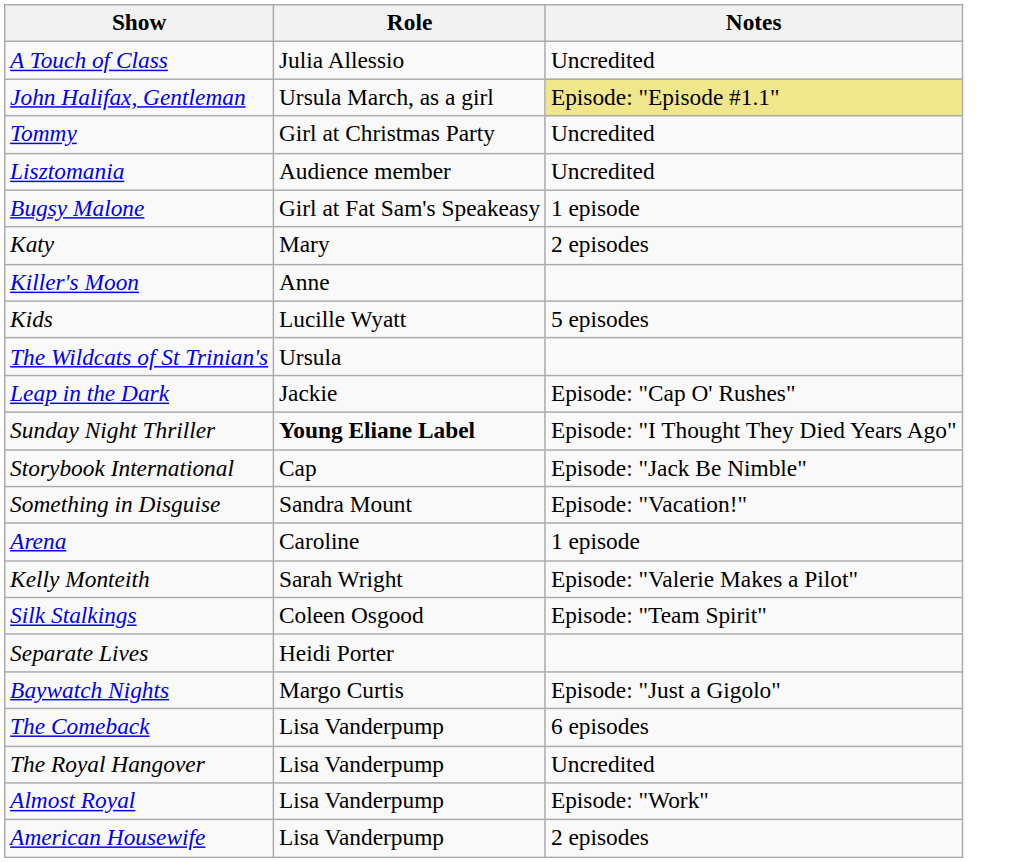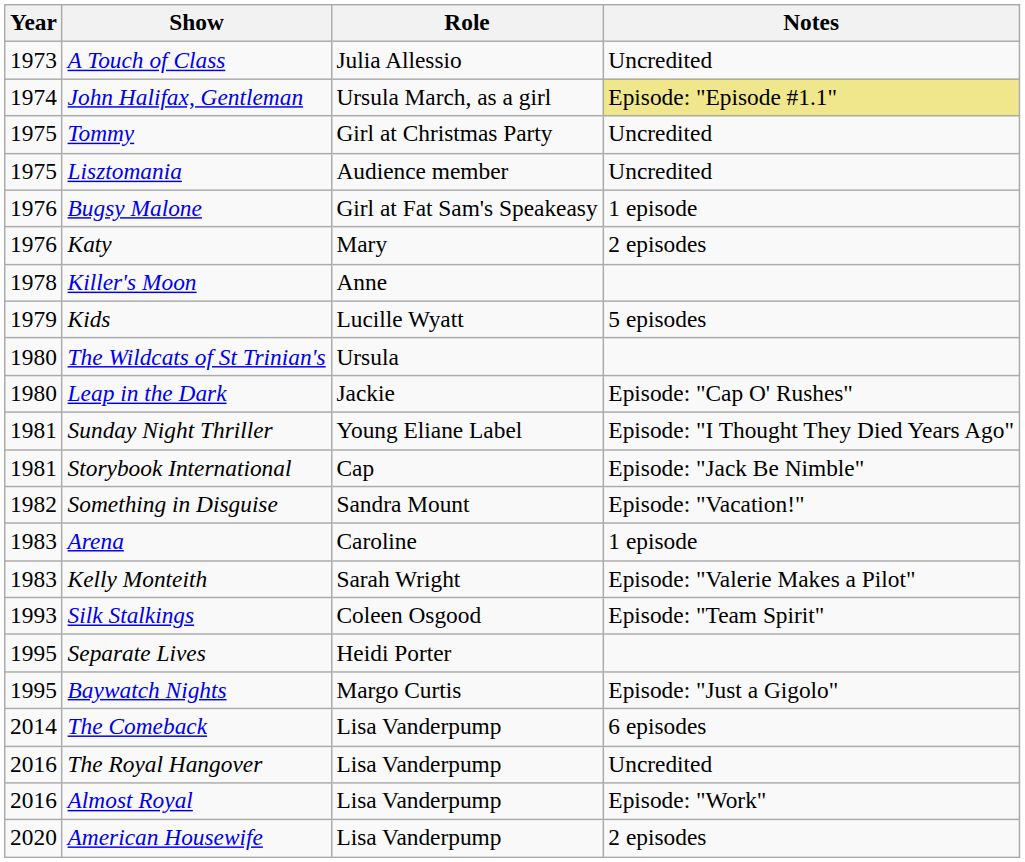+ column: (33, 23)
(377, 430) bold -> (429, 430) normal
